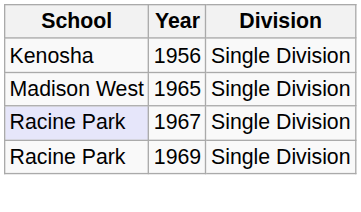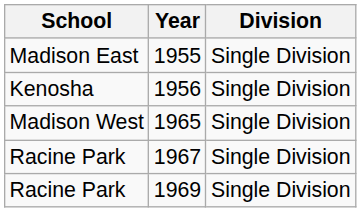+ row: (177, 55)
(68, 122) lavender background -> (68, 156) no background
